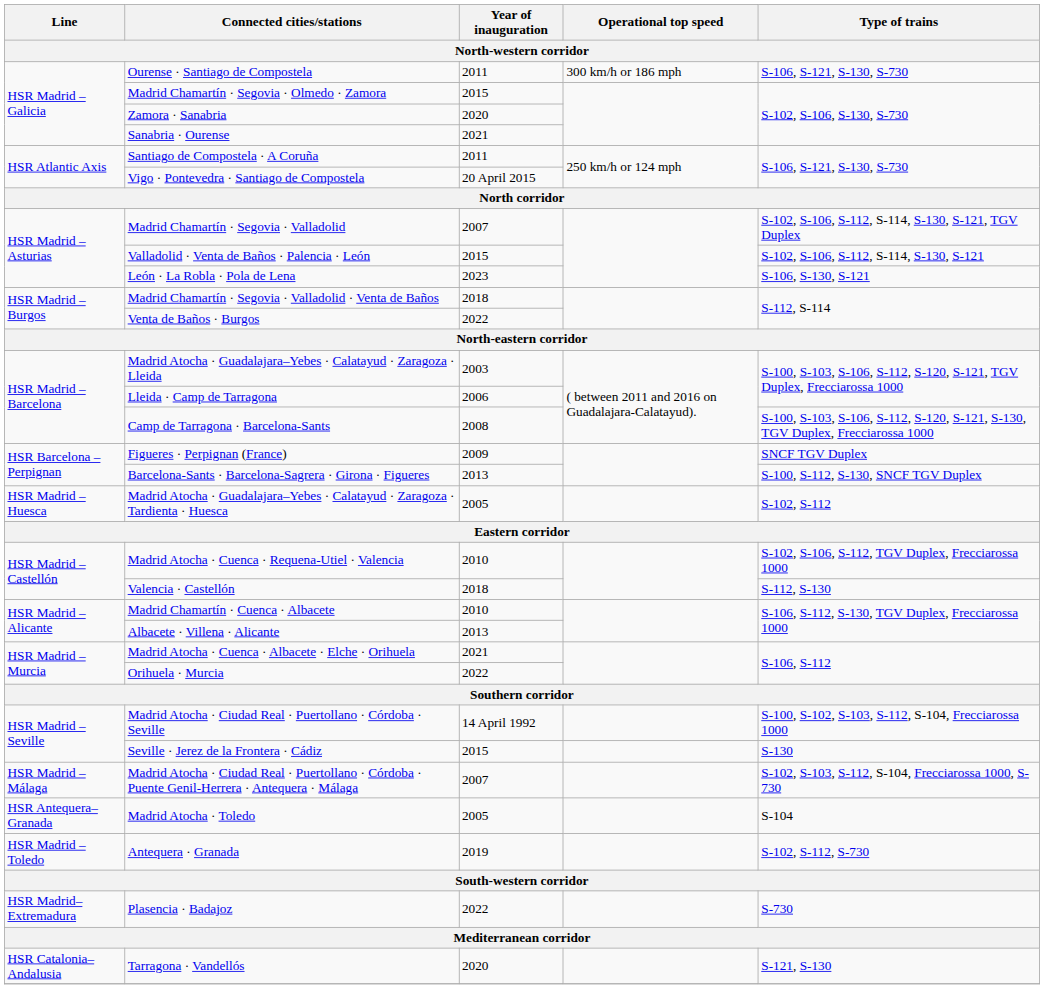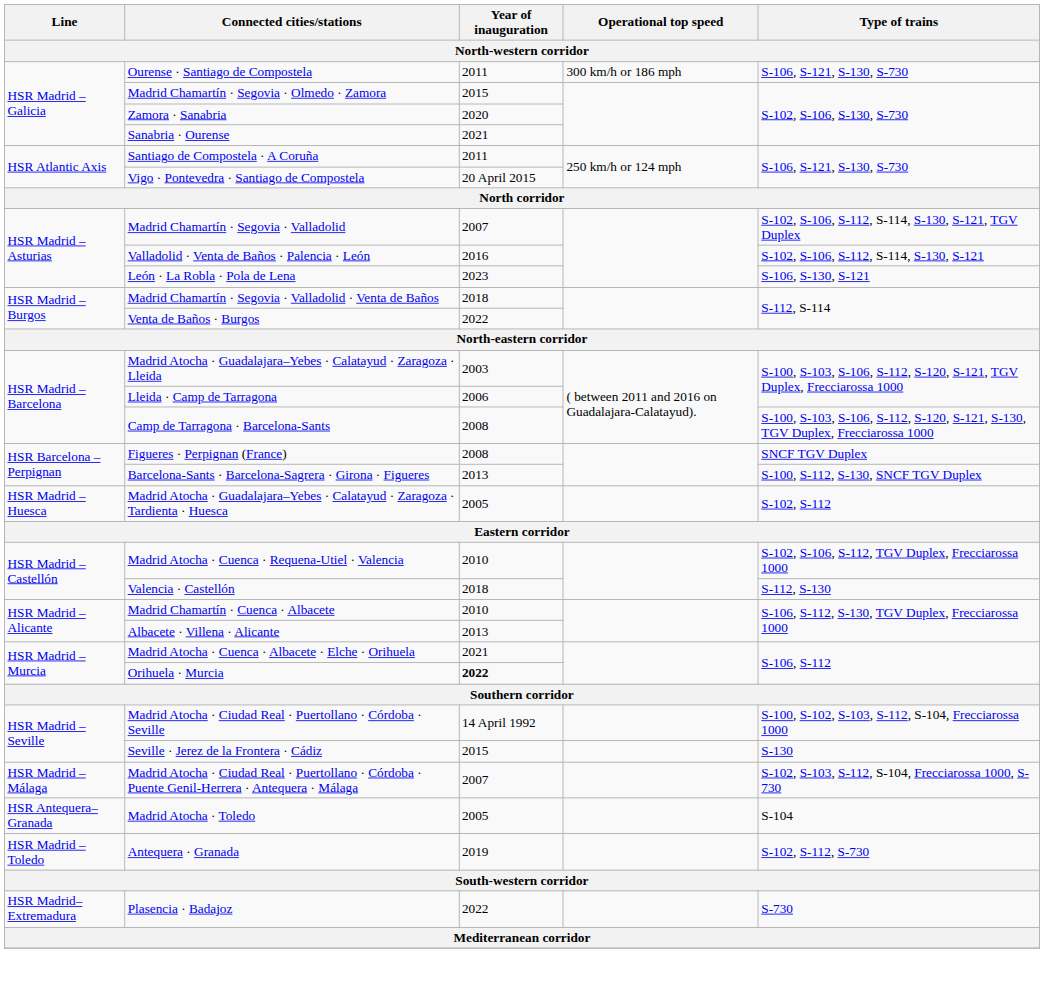(475, 255) 2015 -> (475, 255) 2016
(475, 453) 2009 -> (475, 453) 2008
(475, 673) normal -> (475, 673) bold
- row: (186, 966)
